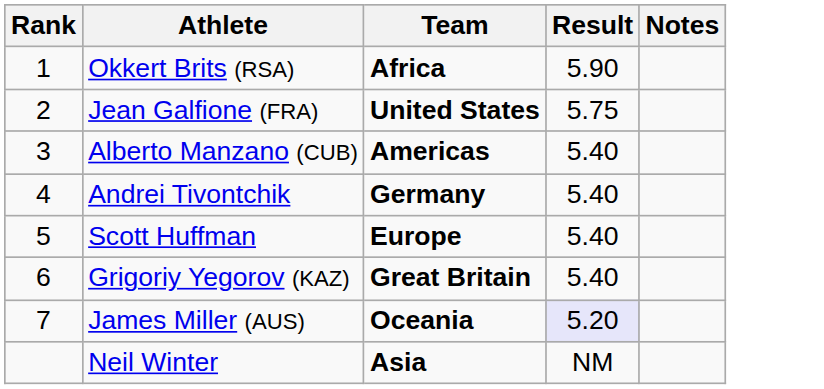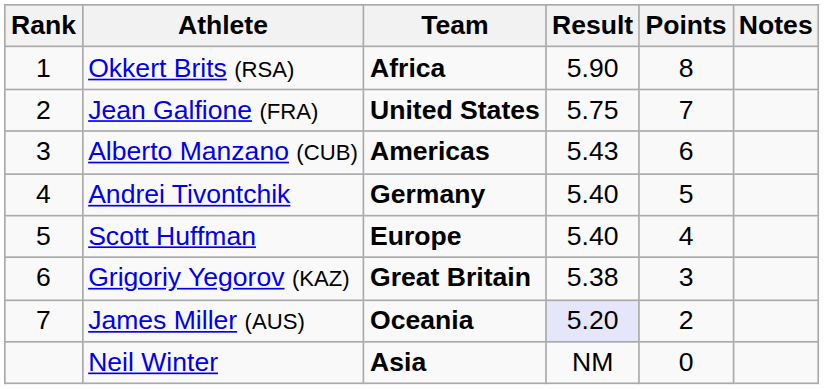+ column: (686, 25)
(593, 151) 5.40 -> (593, 151) 5.43
(593, 278) 5.40 -> (593, 278) 5.38
